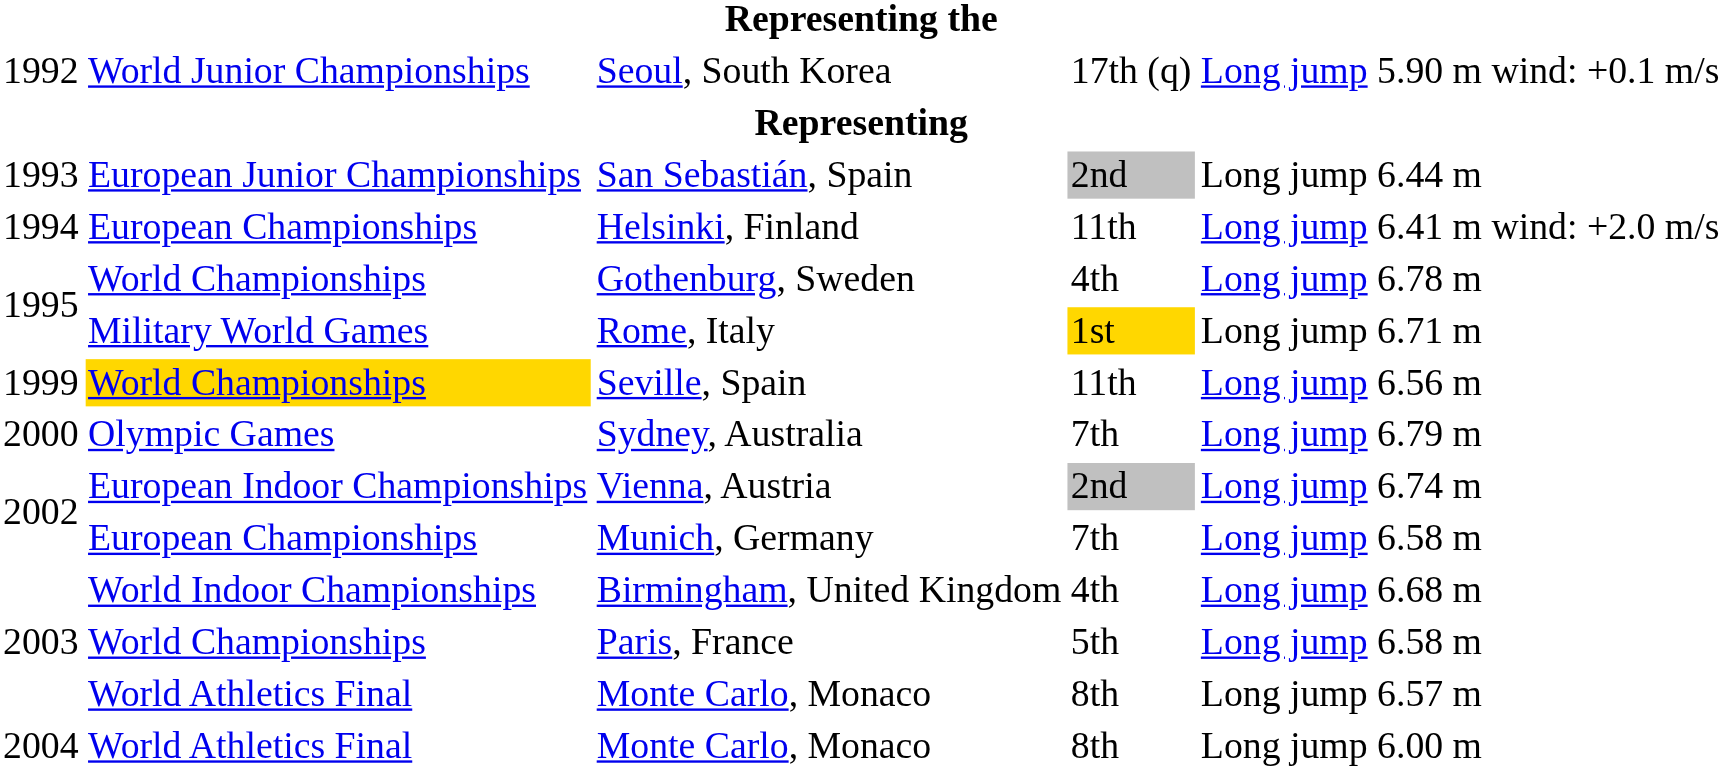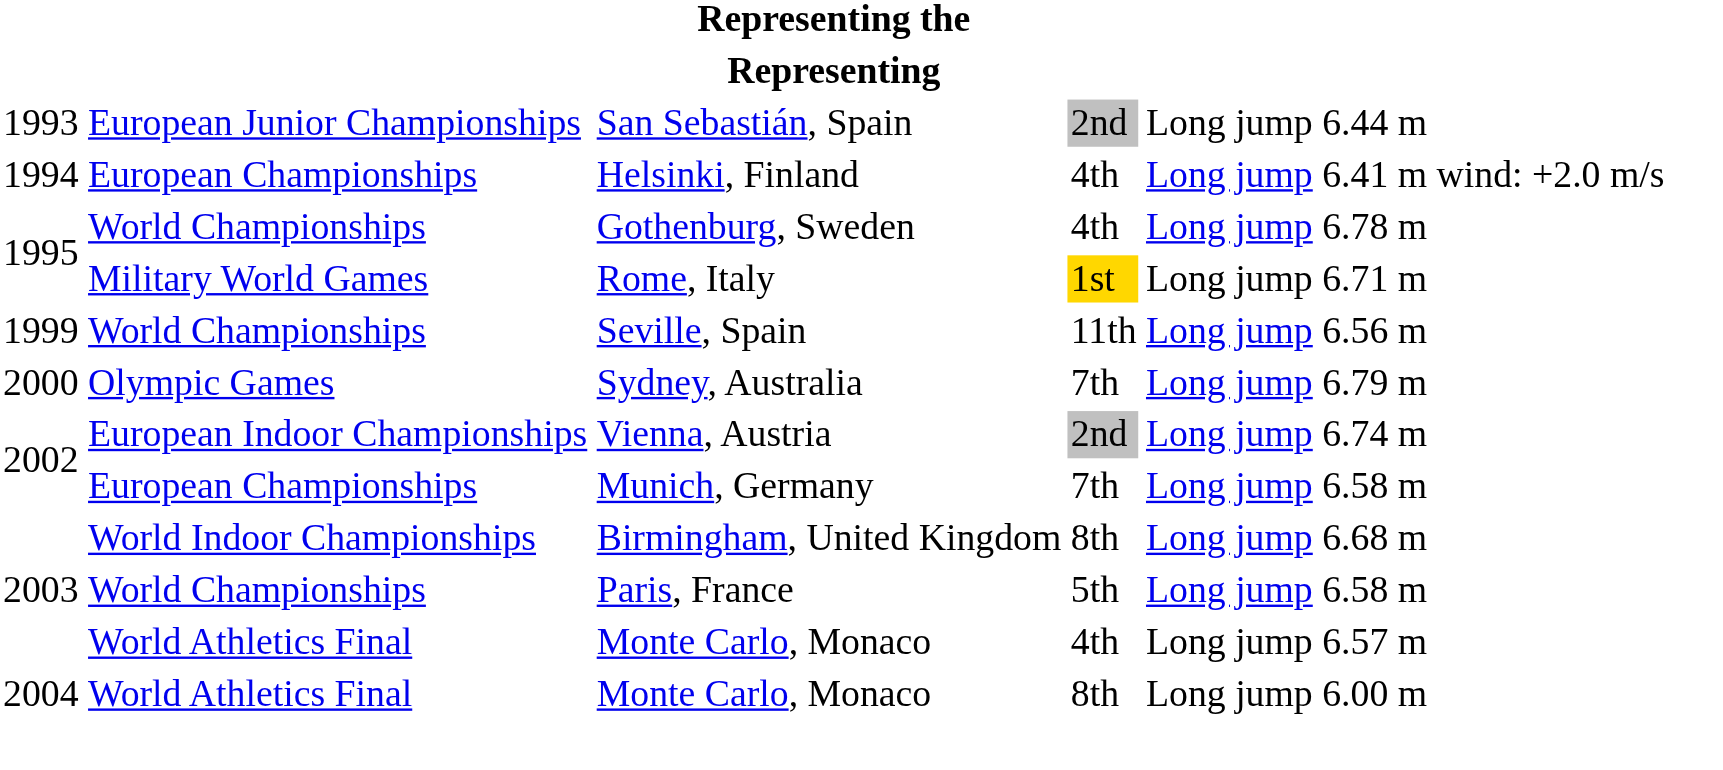- row: (41, 70)
(1104, 226) 11th -> (1095, 174) 4th
(257, 382) gold background -> (257, 330) no background
(1095, 589) 4th -> (1095, 537) 8th
(1095, 693) 8th -> (1095, 641) 4th
